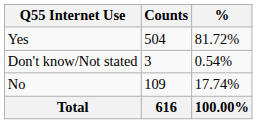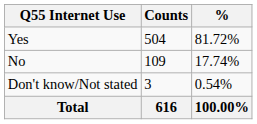rows swapped: (17, 84) <-> (73, 61)
